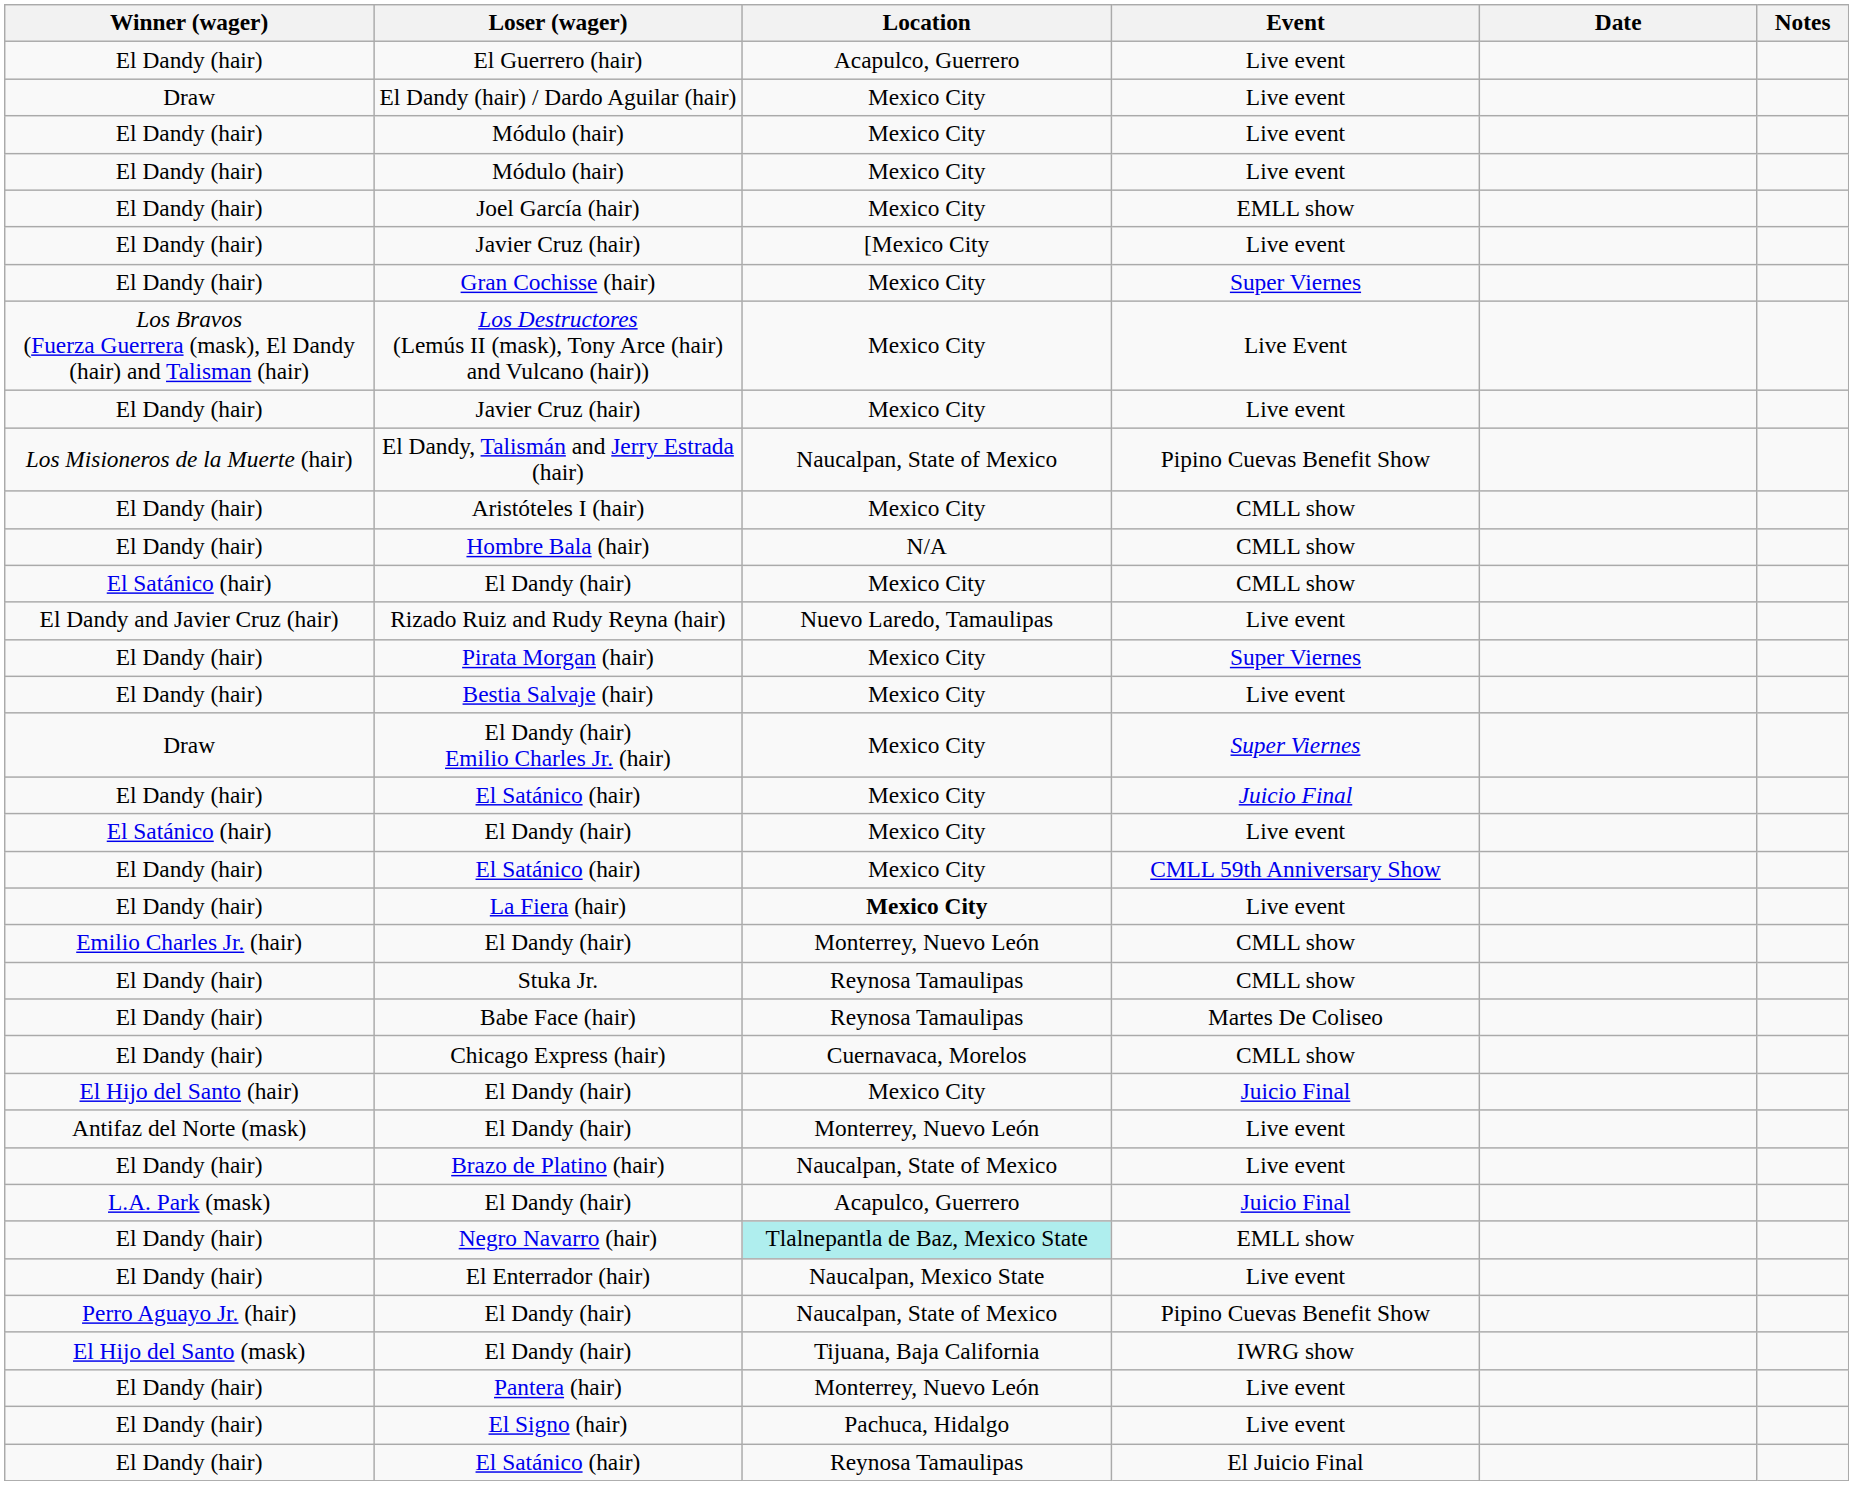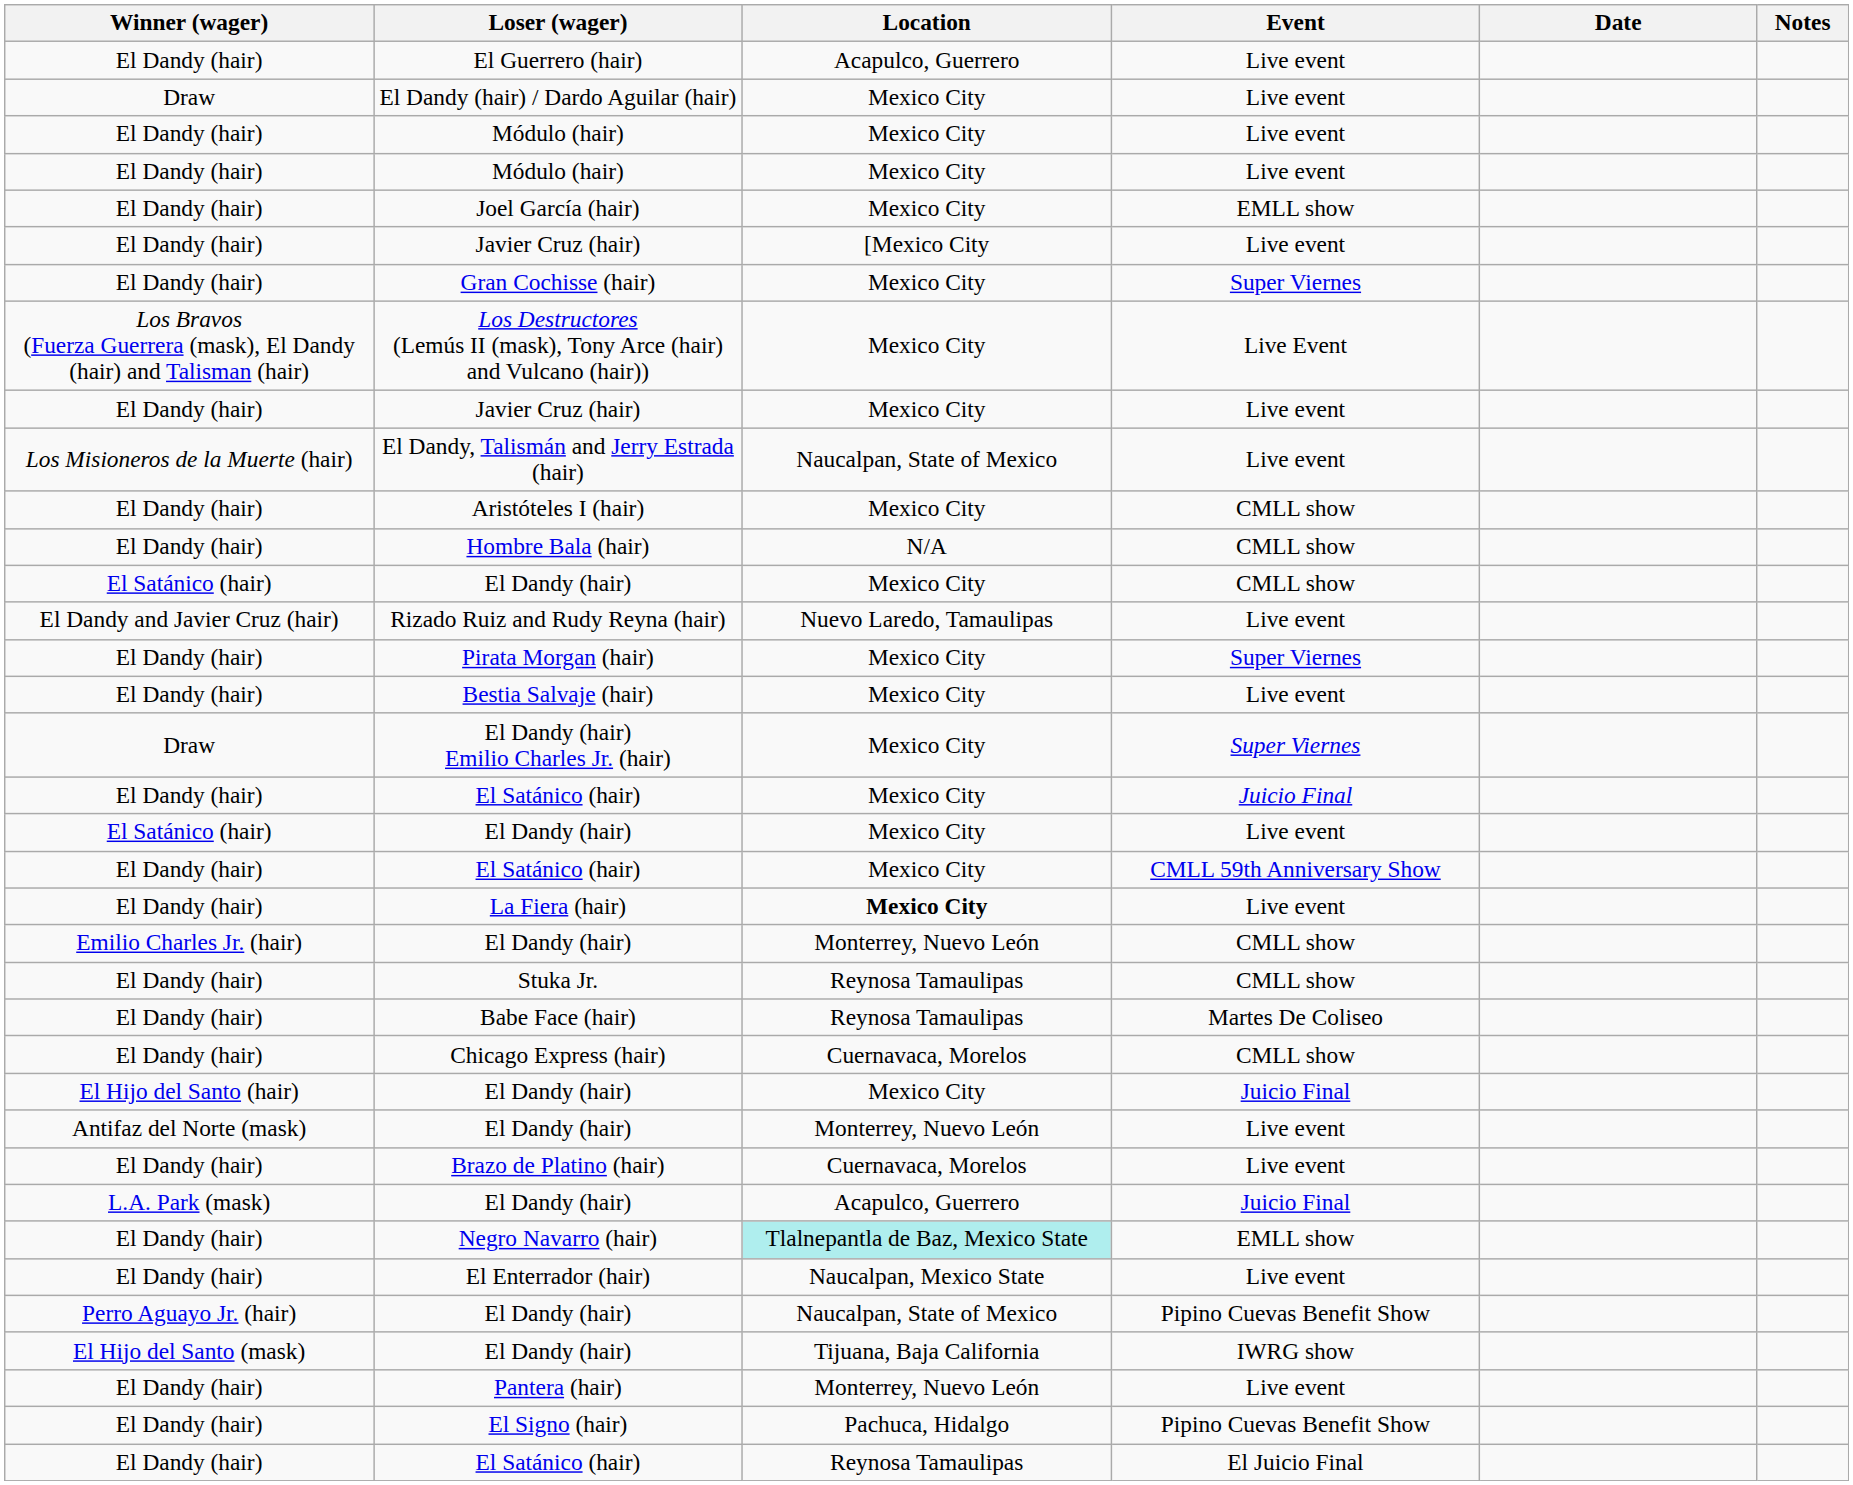(1295, 459) Pipino Cuevas Benefit Show -> (1295, 459) Live event
(927, 1165) Naucalpan, State of Mexico -> (927, 1165) Cuernavaca, Morelos
(1295, 1424) Live event -> (1295, 1424) Pipino Cuevas Benefit Show
